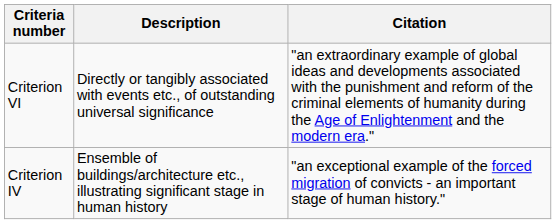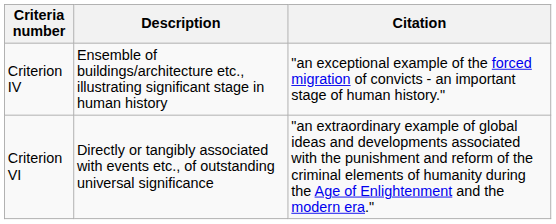rows swapped: (35, 183) <-> (35, 95)
